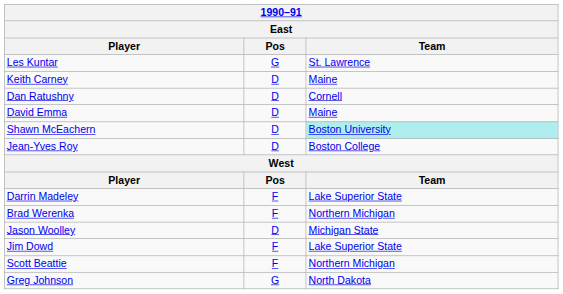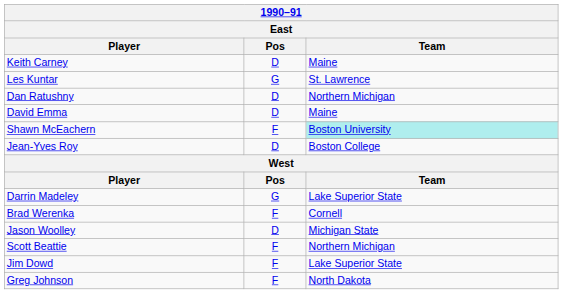rows swapped: (32, 63) <-> (37, 79)
(325, 96) Cornell -> (352, 96) Northern Michigan
(275, 130) D -> (275, 130) F
(275, 197) F -> (275, 197) G
(352, 213) Northern Michigan -> (325, 213) Cornell
rows swapped: (37, 264) <-> (30, 247)
(275, 280) G -> (275, 280) F
